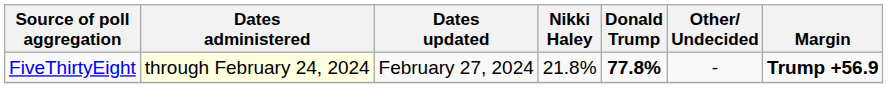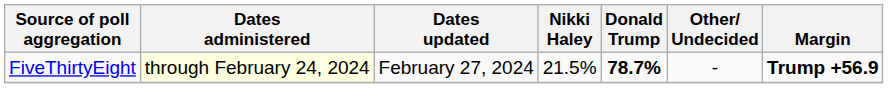(570, 68) 21.8% -> (570, 68) 21.5%
(634, 68) 77.8% -> (634, 68) 78.7%
